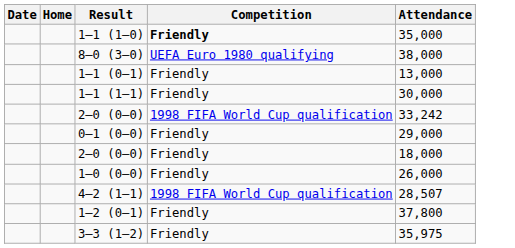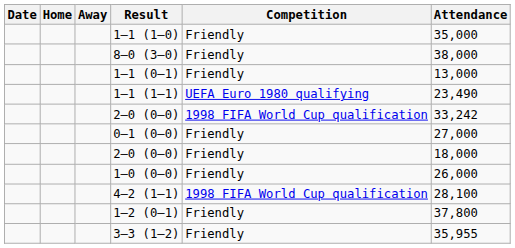+ column: (93, 14)
(179, 34) bold -> (215, 34) normal
(242, 54) UEFA Euro 1980 qualifying -> (215, 54) Friendly
(179, 94) Friendly -> (277, 94) UEFA Euro 1980 qualifying
(421, 94) 30,000 -> (456, 94) 23,490
(421, 134) 29,000 -> (456, 134) 27,000
(421, 194) 28,507 -> (456, 194) 28,100
(421, 234) 35,975 -> (456, 234) 35,955
